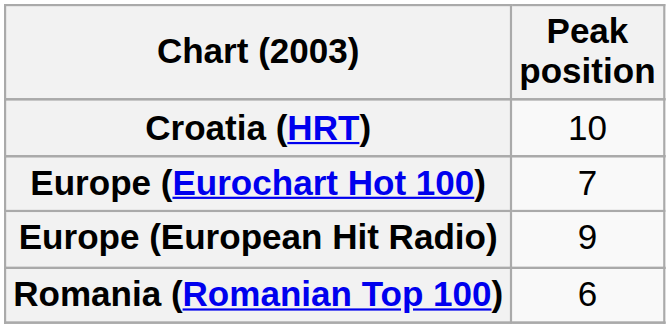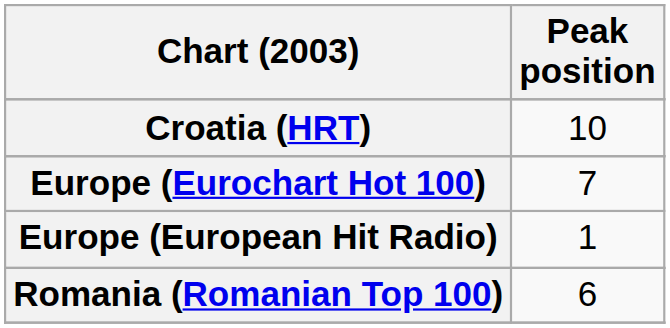(587, 238) 9 -> (587, 238) 1
